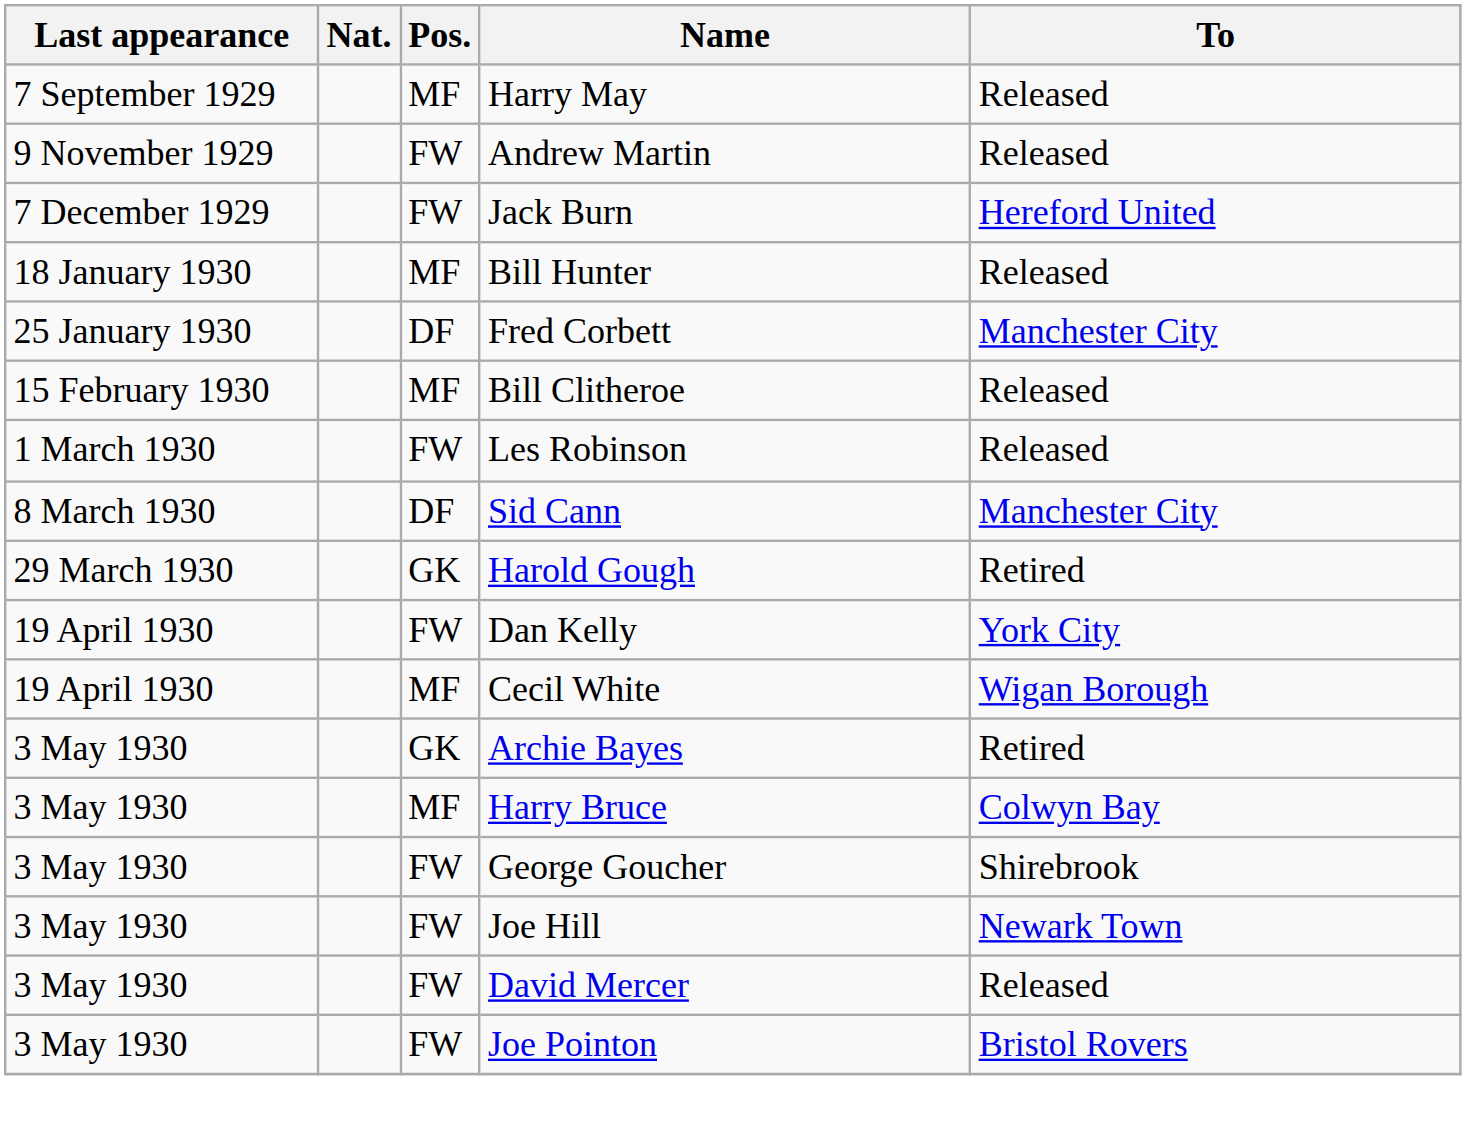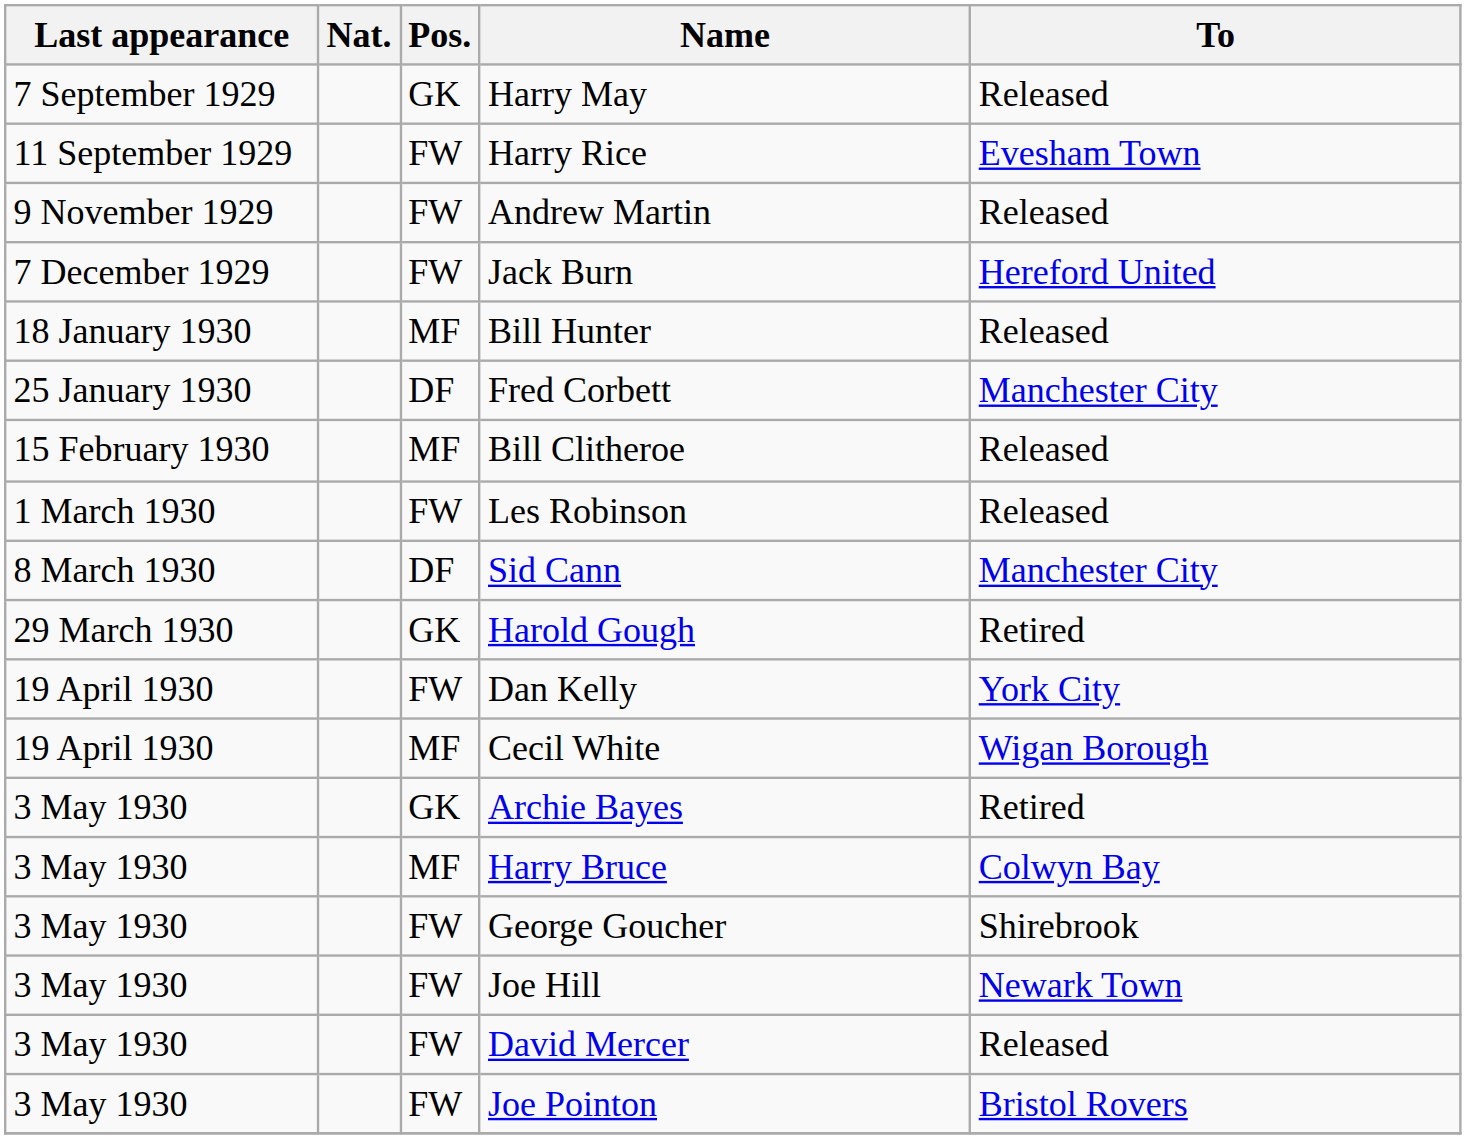(434, 93) MF -> (434, 93) GK
+ row: (567, 153)
